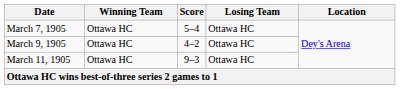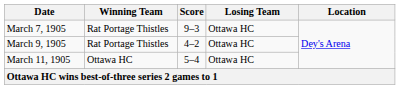(110, 28) Ottawa HC -> (128, 28) Rat Portage Thistles
(192, 28) 5–4 -> (192, 28) 9–3
(110, 44) Ottawa HC -> (128, 44) Rat Portage Thistles
(192, 60) 9–3 -> (192, 60) 5–4
